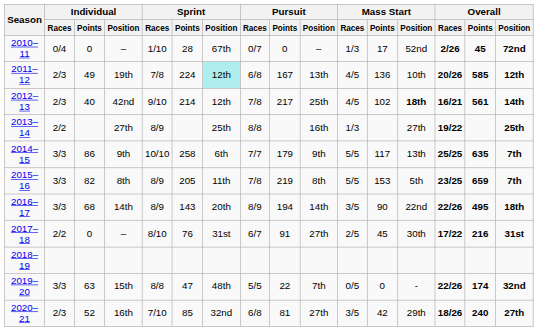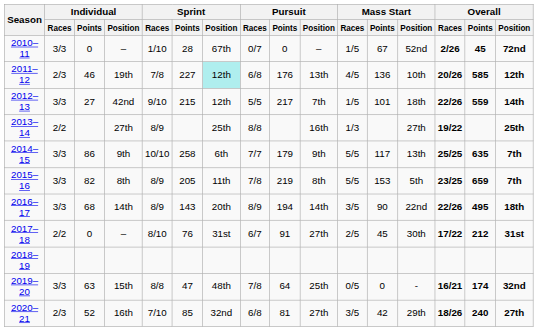(60, 48) 0/4 -> (60, 48) 3/3
(352, 48) 1/3 -> (352, 48) 1/5
(382, 48) 17 -> (382, 48) 67
(89, 75) 49 -> (89, 75) 46
(187, 75) 224 -> (187, 75) 227
(285, 75) 167 -> (285, 75) 176
(60, 101) 2/3 -> (60, 101) 3/3
(89, 101) 40 -> (89, 101) 27
(187, 101) 214 -> (187, 101) 215
(255, 101) 7/8 -> (255, 101) 5/5
(319, 101) 25th -> (319, 101) 7th
(352, 101) 4/5 -> (352, 101) 1/5
(382, 101) 102 -> (382, 101) 101
(416, 101) bold -> (416, 101) normal
(450, 101) 16/21 -> (450, 101) 22/26
(480, 101) 561 -> (480, 101) 559
(480, 233) 216 -> (480, 233) 212
(255, 286) 5/5 -> (255, 286) 7/8
(285, 286) 22 -> (285, 286) 64
(319, 286) 7th -> (319, 286) 25th
(450, 286) 22/26 -> (450, 286) 16/21
